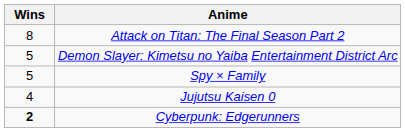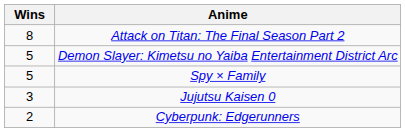(30, 96) 4 -> (30, 96) 3
(30, 117) bold -> (30, 117) normal
